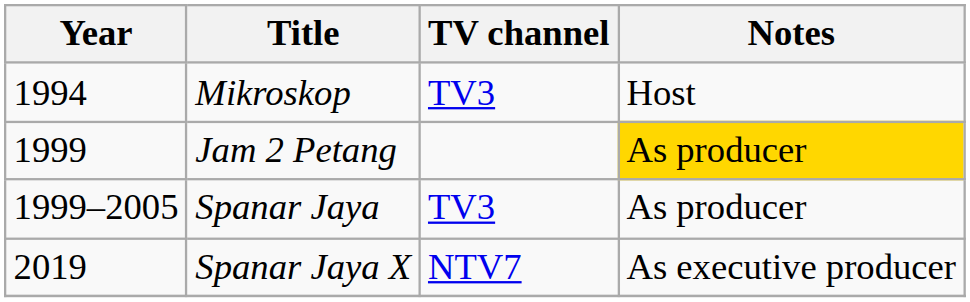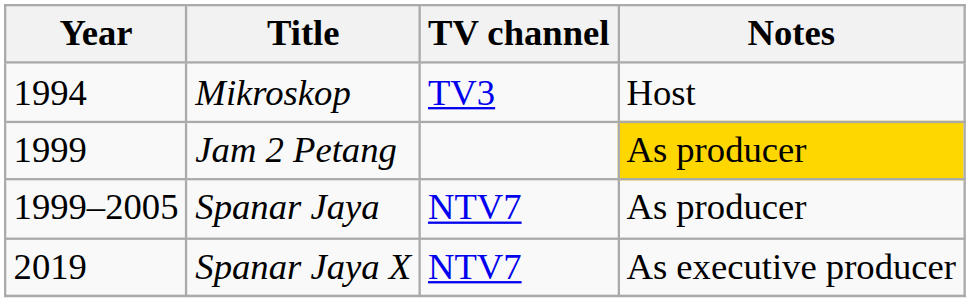(462, 207) TV3 -> (475, 207) NTV7
